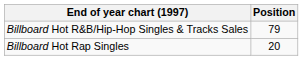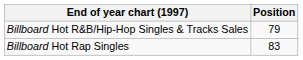(274, 47) 20 -> (274, 47) 83
